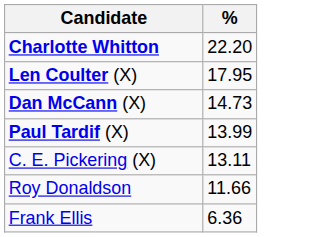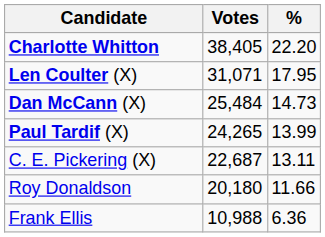+ column: (235, 18)
